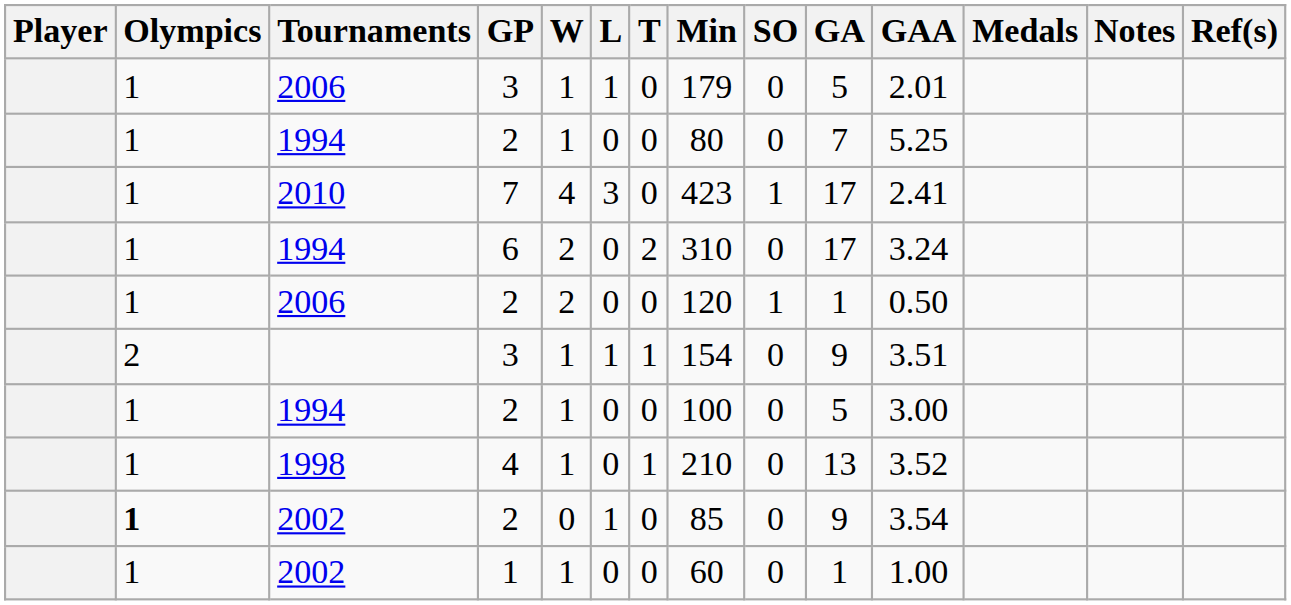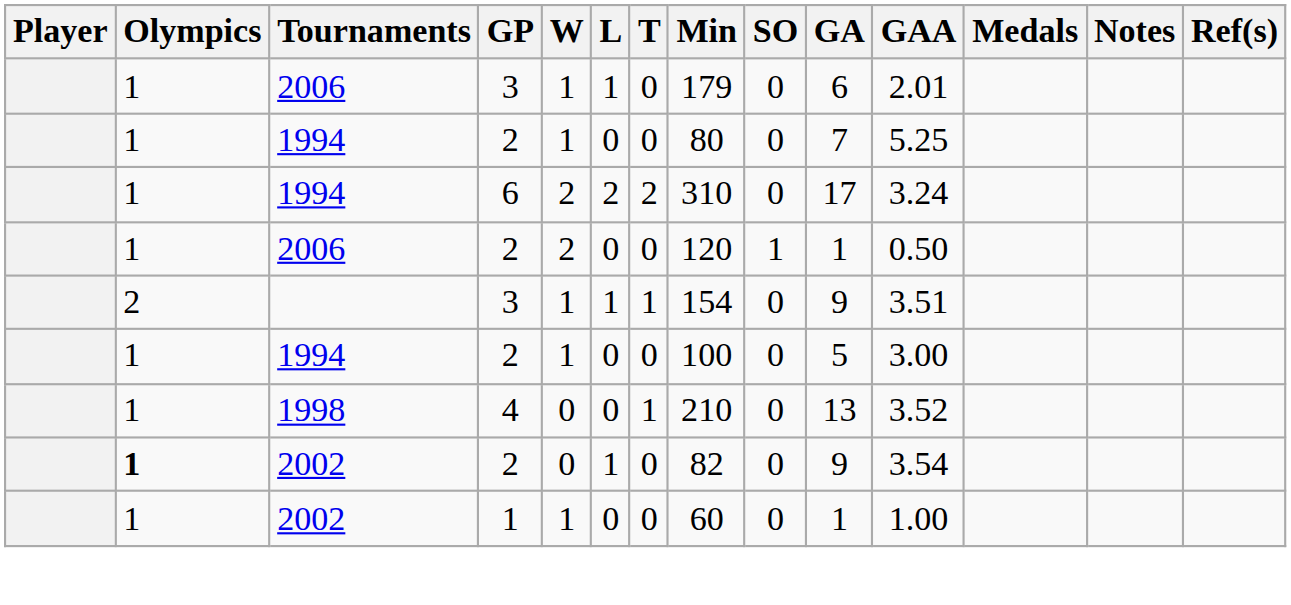(839, 85) 5 -> (839, 85) 6
- row: (311, 193)
(611, 247) 0 -> (611, 193) 2
(567, 463) 1 -> (567, 409) 0
(707, 517) 85 -> (707, 463) 82
